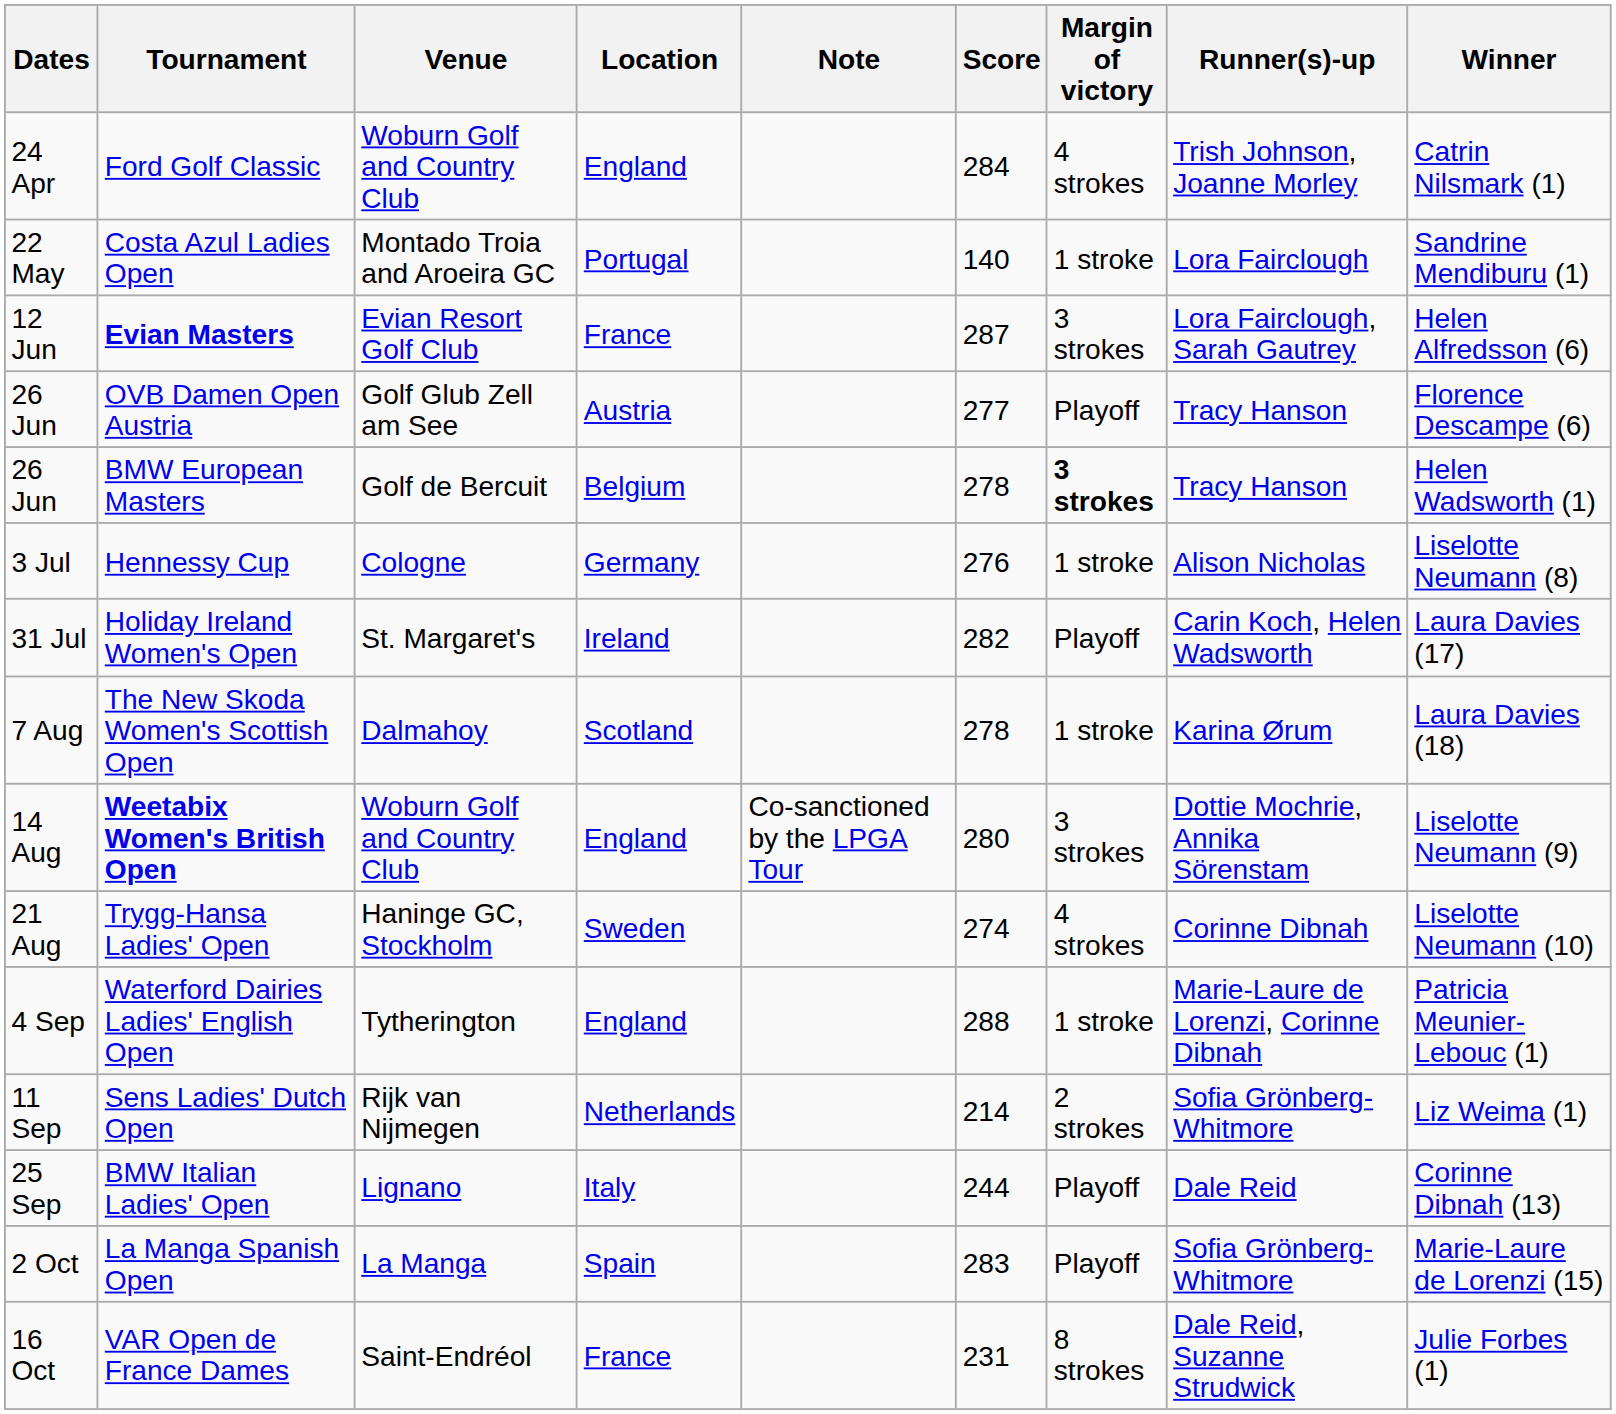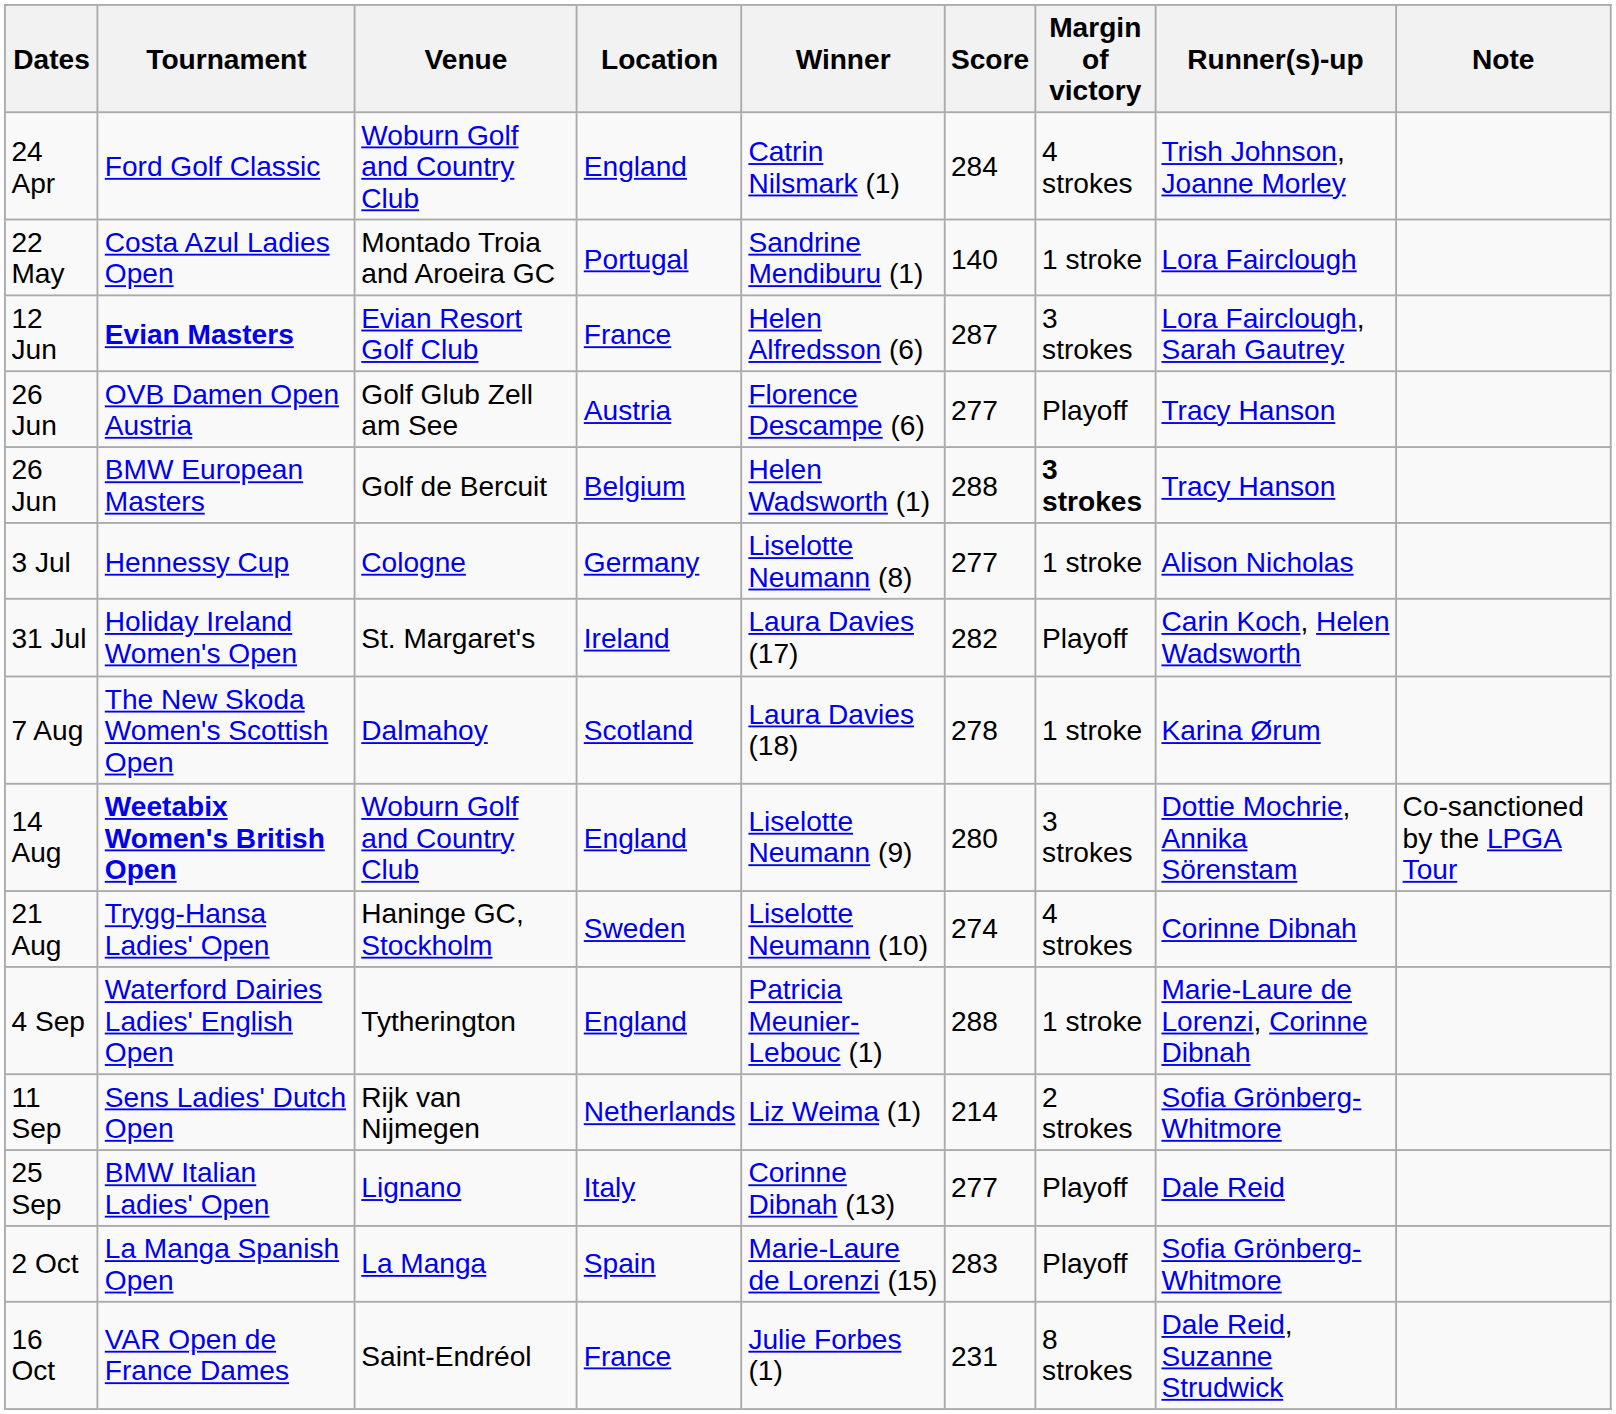columns swapped: (1509, 59) <-> (849, 59)
(986, 486) 278 -> (974, 486) 288
(986, 562) 276 -> (974, 562) 277
(986, 1188) 244 -> (974, 1188) 277
